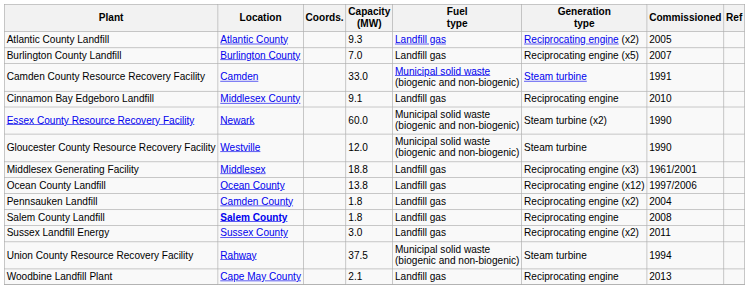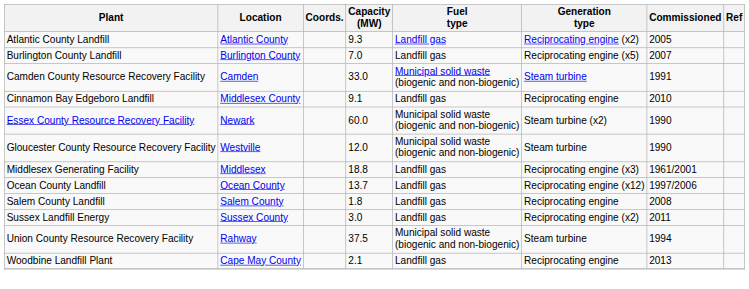(358, 185) 13.8 -> (358, 185) 13.7
- row: (52, 201)
(254, 217) bold -> (252, 201) normal
